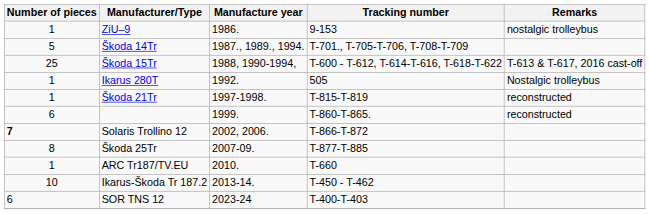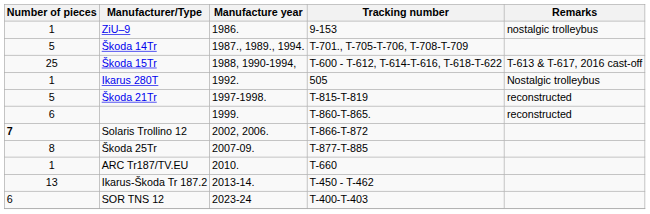(52, 98) 1 -> (52, 98) 5
(52, 183) 10 -> (52, 183) 13
